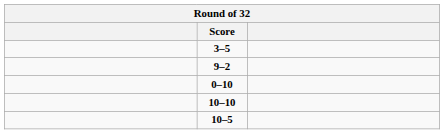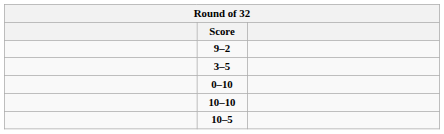rows swapped: (222, 67) <-> (222, 49)
